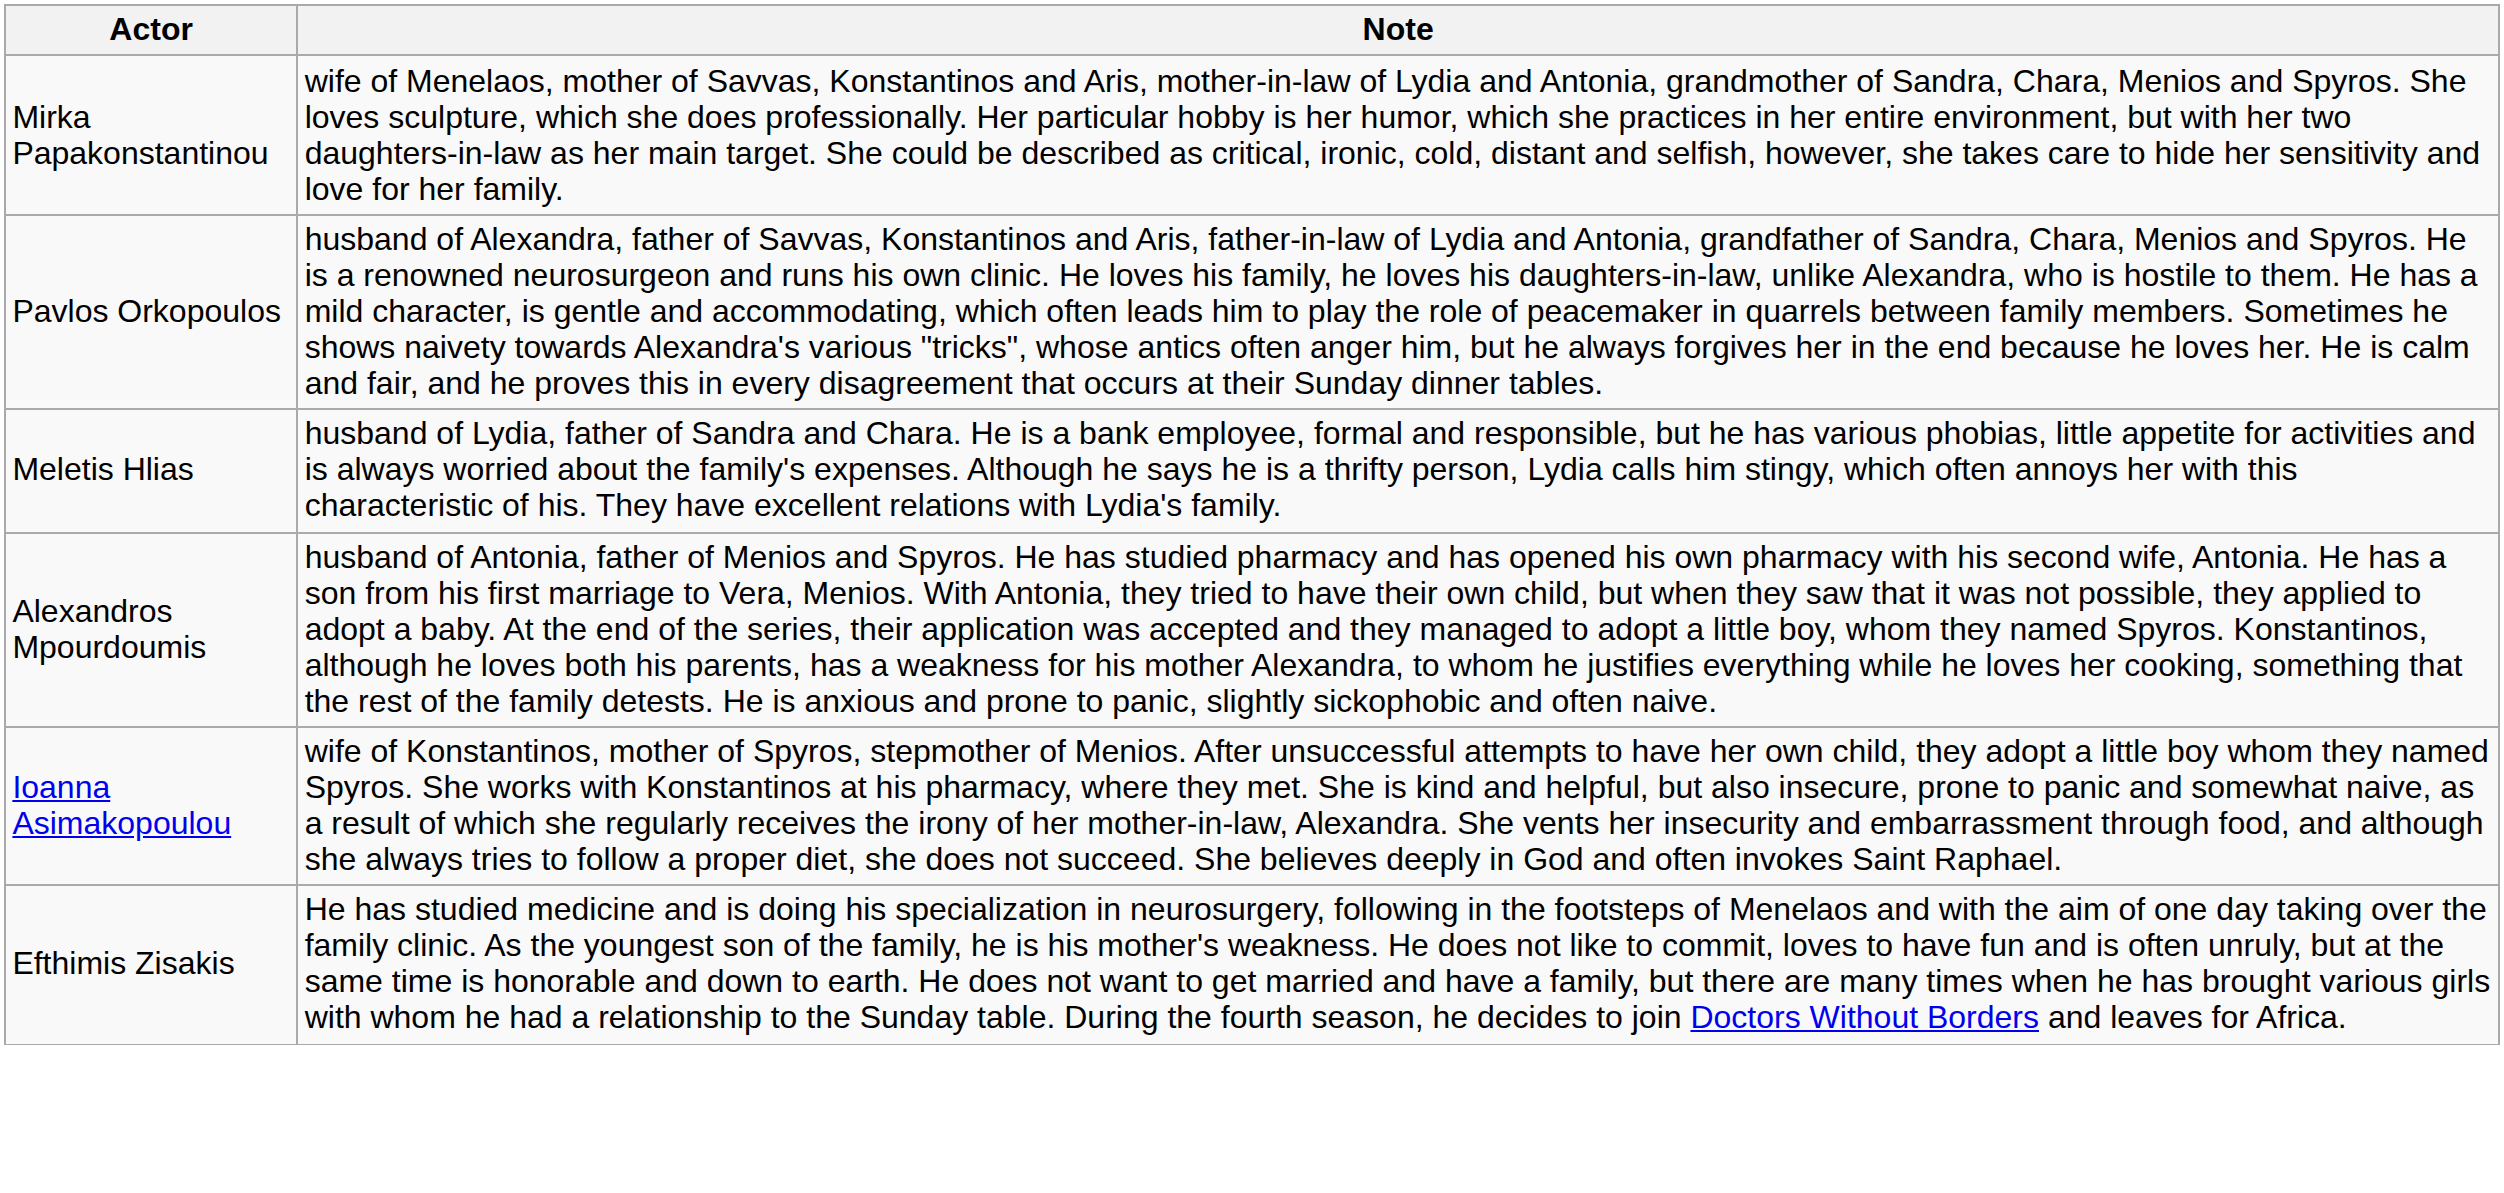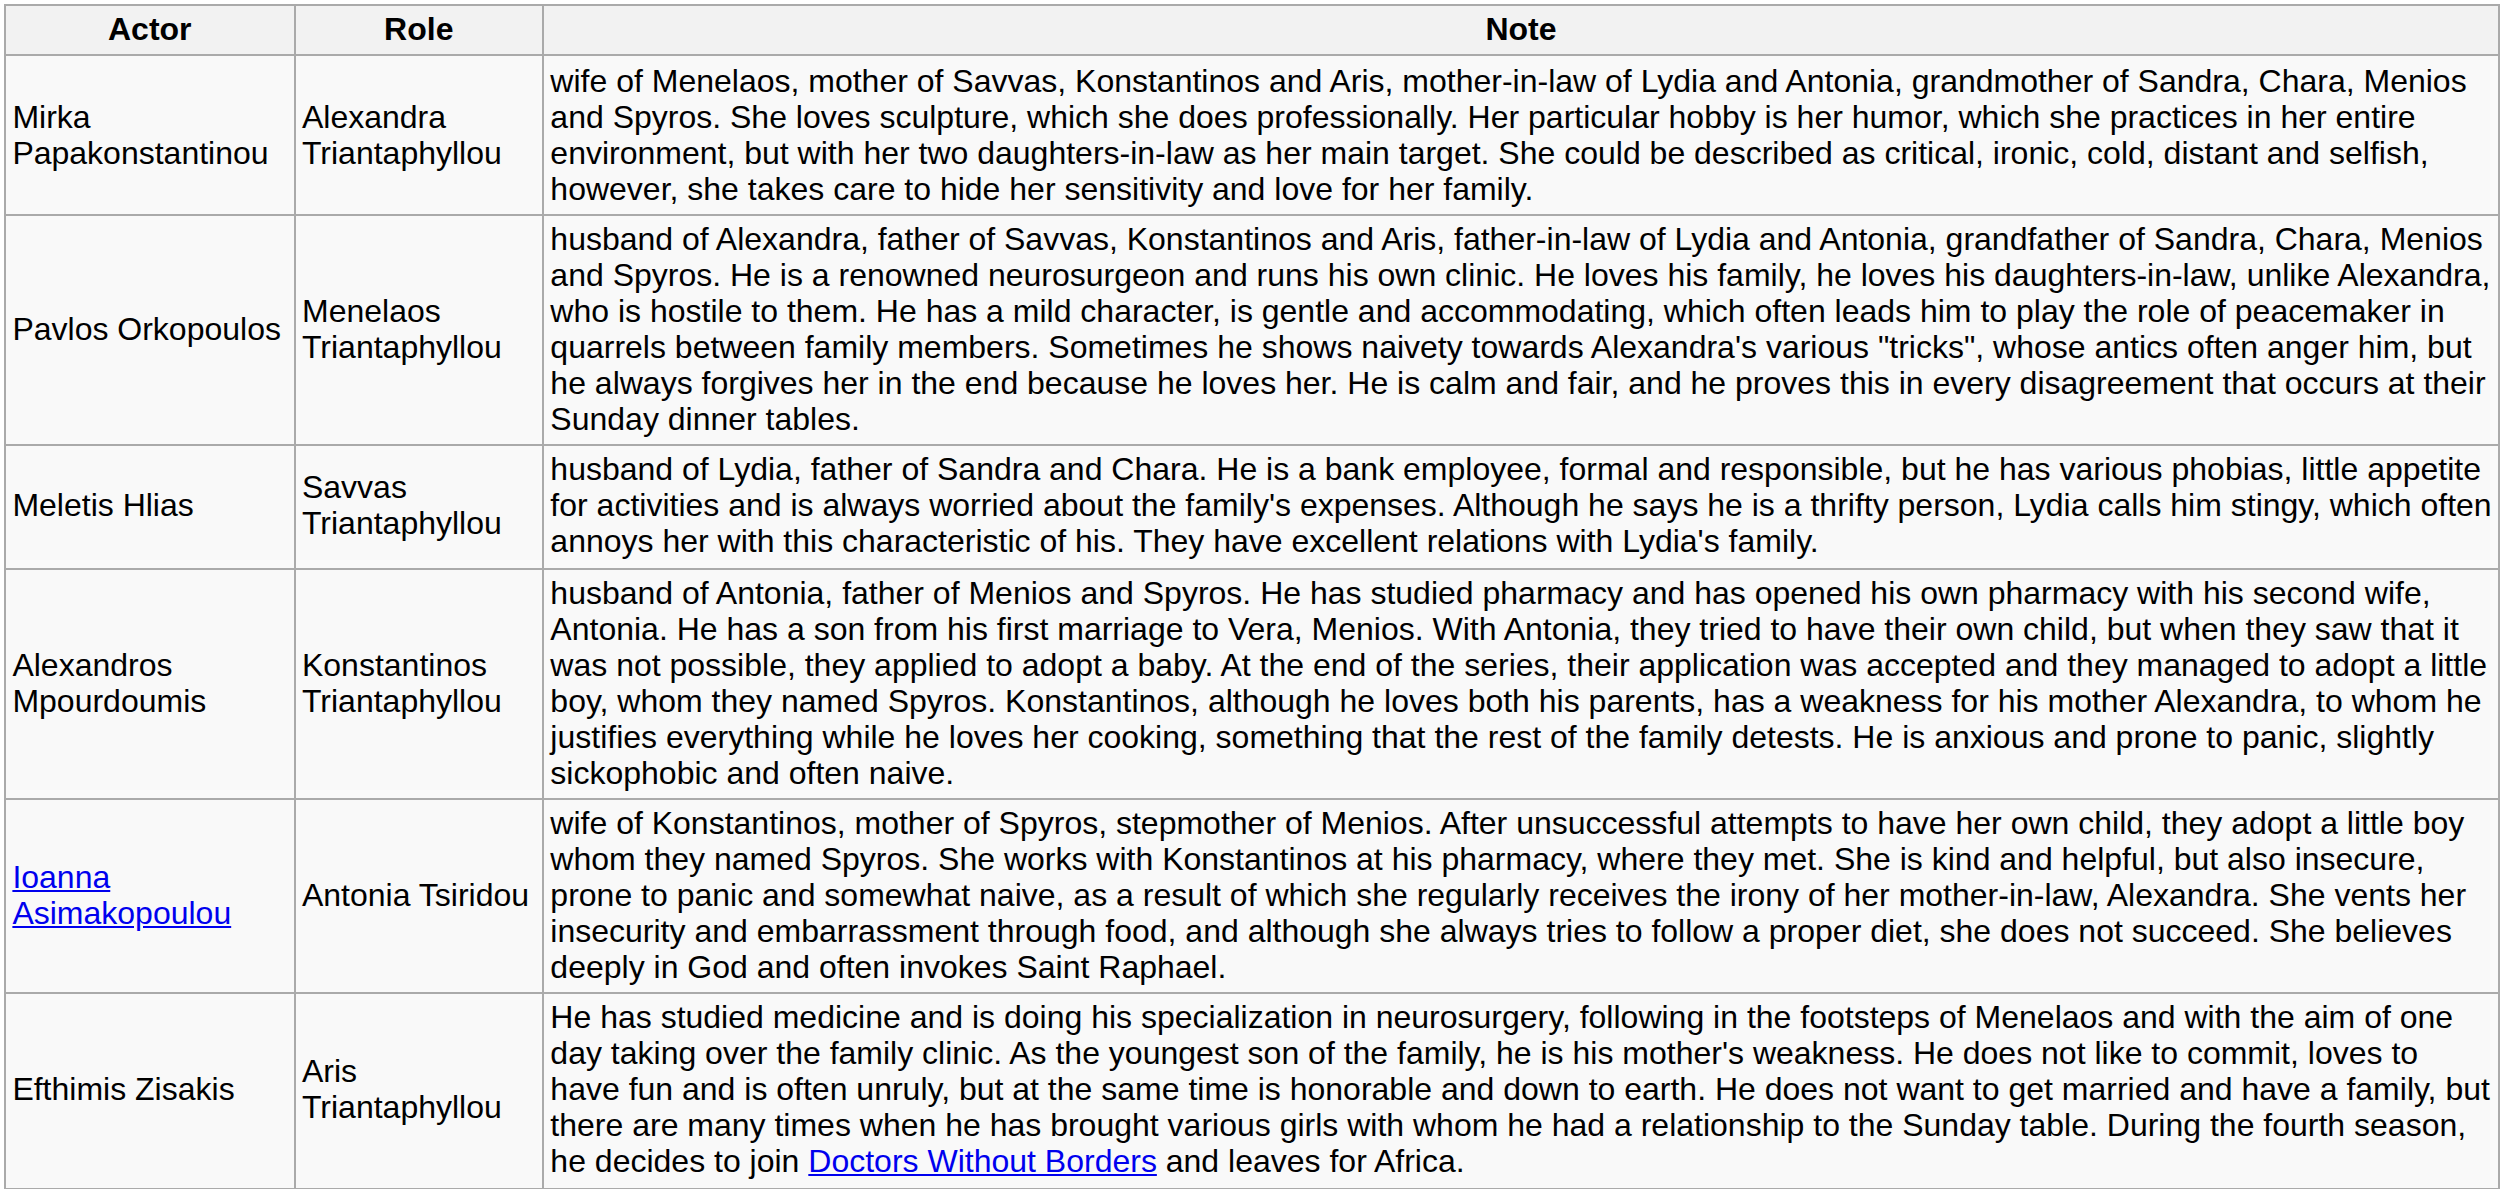+ column: (419, 29)
